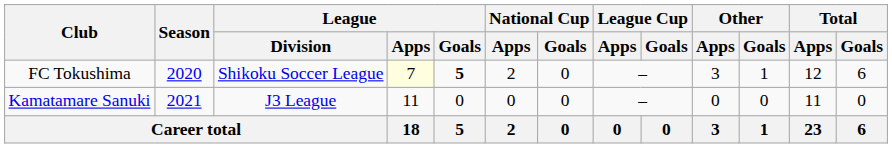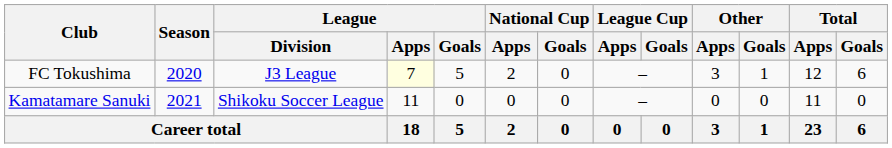(301, 73) Shikoku Soccer League -> (301, 73) J3 League
(460, 73) bold -> (460, 73) normal
(301, 101) J3 League -> (301, 101) Shikoku Soccer League
